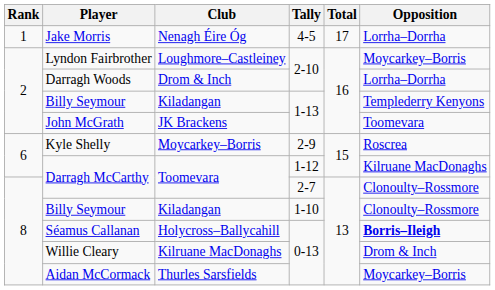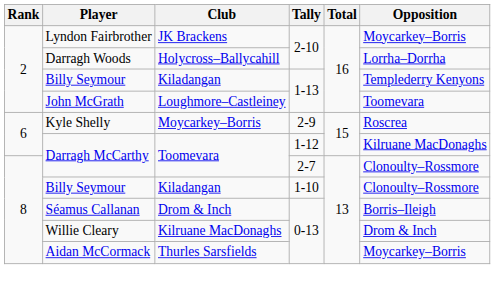- row: (78, 36)
(222, 58) Loughmore–Castleiney -> (193, 36) JK Brackens
(195, 79) Drom & Inch -> (219, 58) Holycross–Ballycahill
(193, 123) JK Brackens -> (222, 101) Loughmore–Castleiney
(219, 230) Holycross–Ballycahill -> (195, 209) Drom & Inch
(402, 230) bold -> (399, 209) normal
